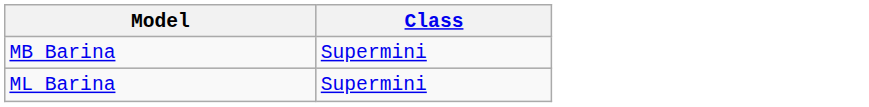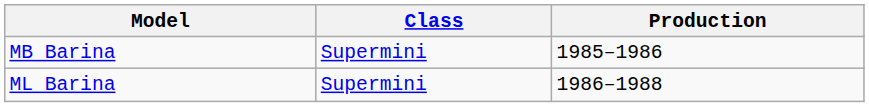+ column: (708, 21)
